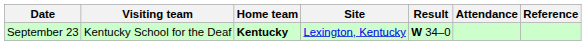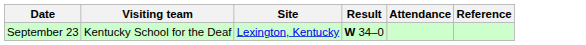- column: (267, 14)
